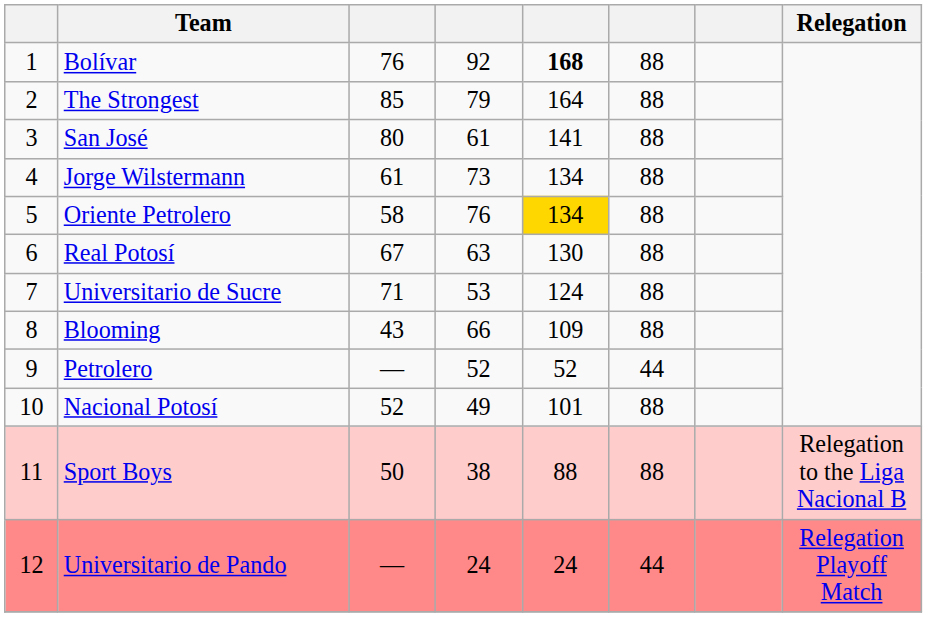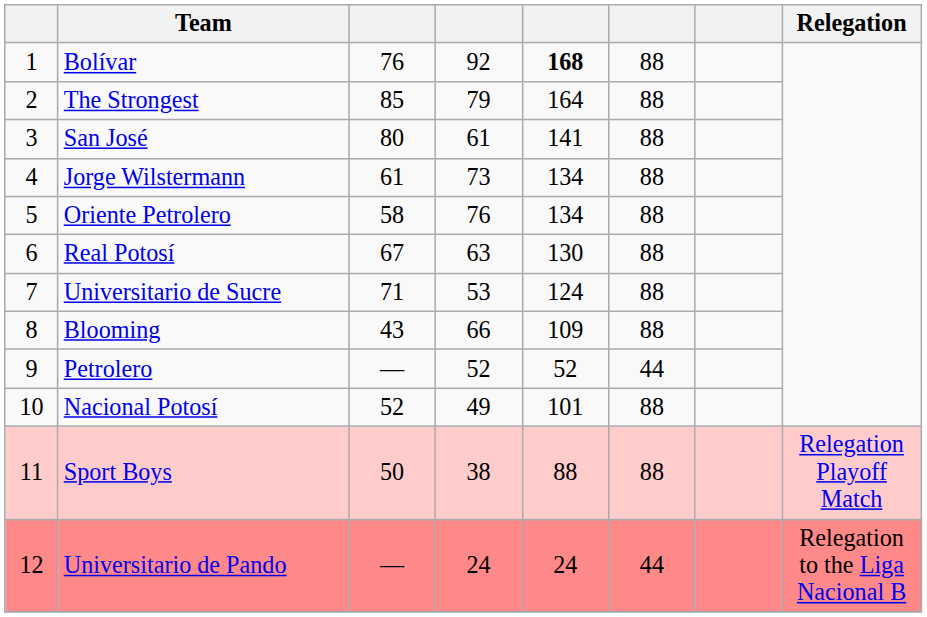(565, 215) gold background -> (565, 215) no background
(852, 472) Relegation to the Liga Nacional B -> (852, 472) Relegation Playoff Match
(852, 564) Relegation Playoff Match -> (852, 564) Relegation to the Liga Nacional B
